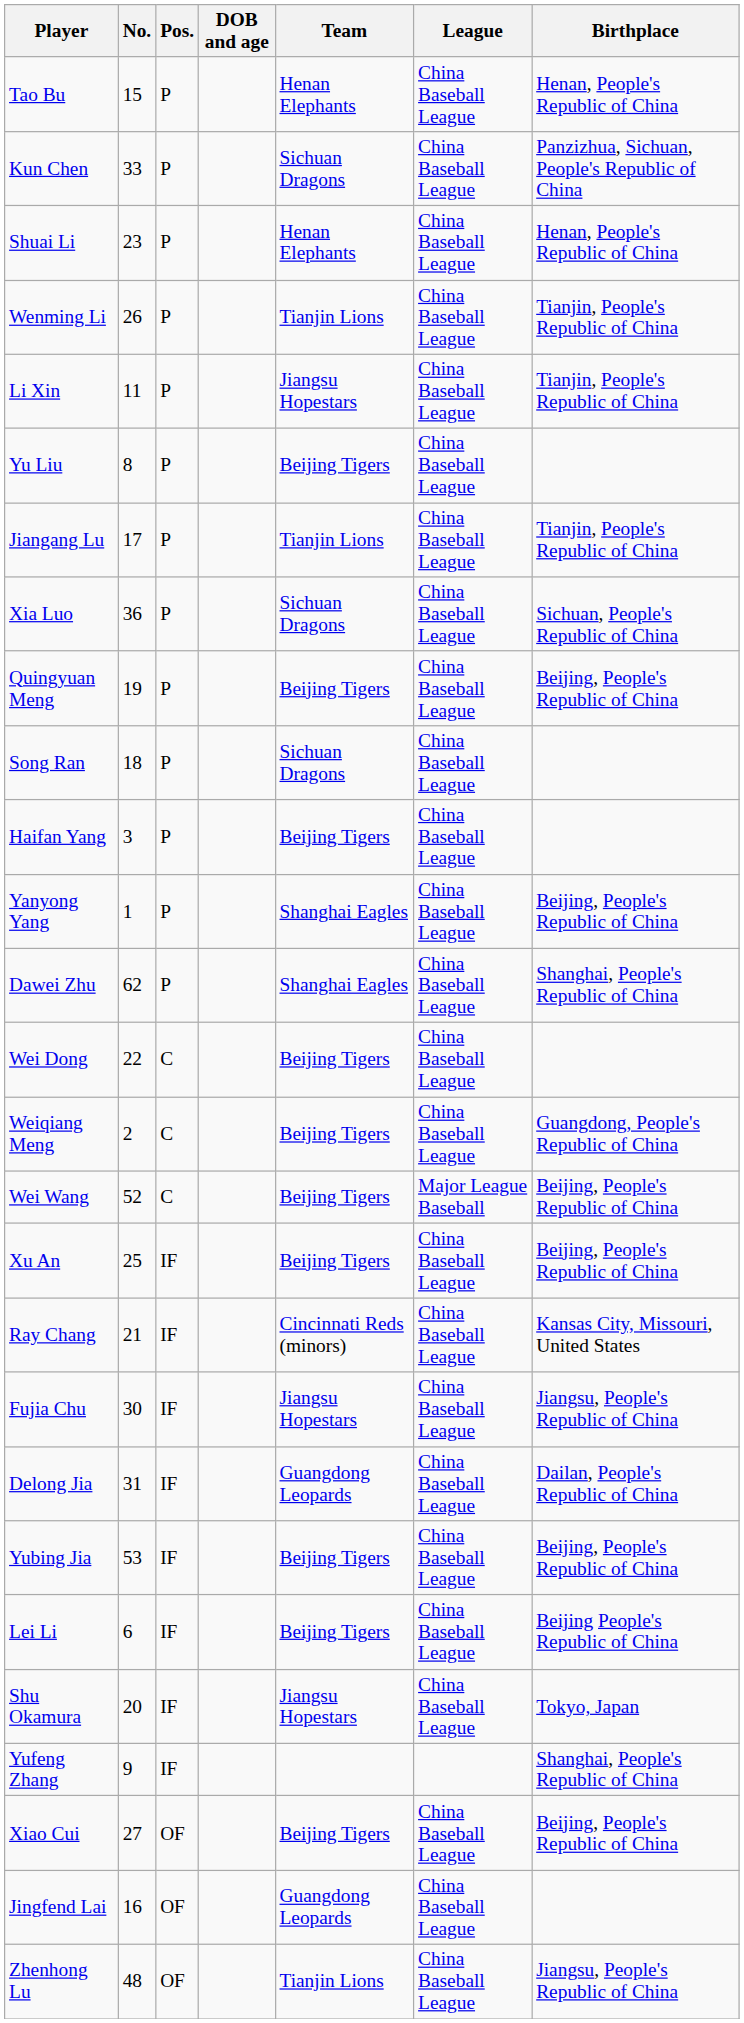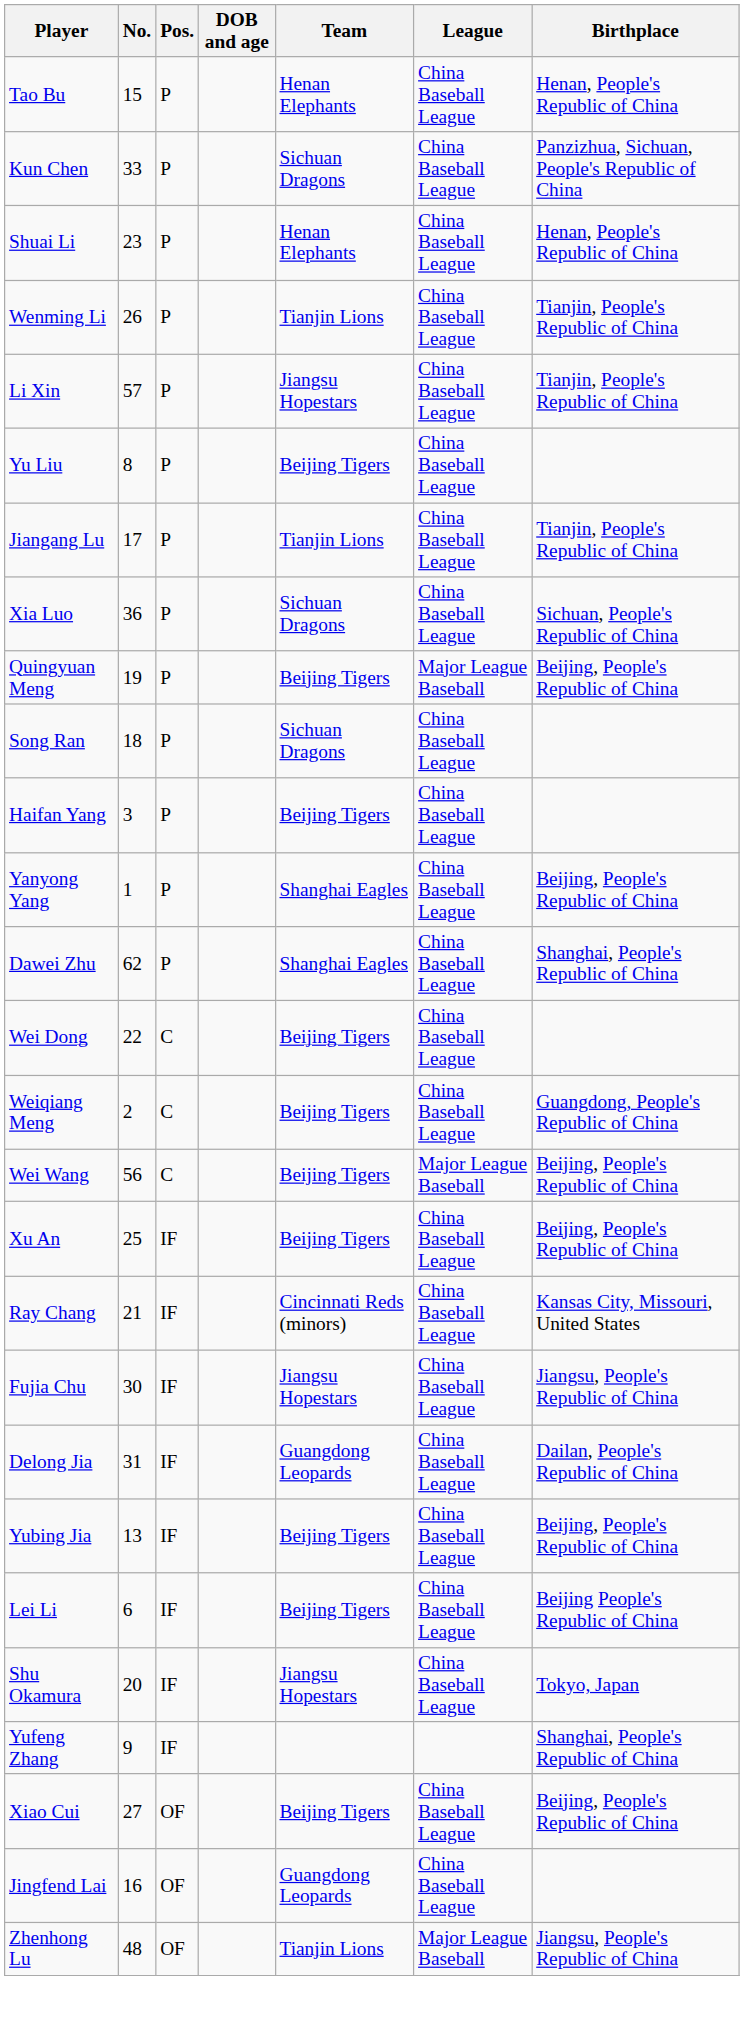(132, 391) 11 -> (132, 391) 57
(451, 688) China Baseball League -> (473, 677) Major League Baseball
(132, 1197) 52 -> (132, 1175) 56
(132, 1557) 53 -> (132, 1535) 13
(451, 1981) China Baseball League -> (473, 1948) Major League Baseball
